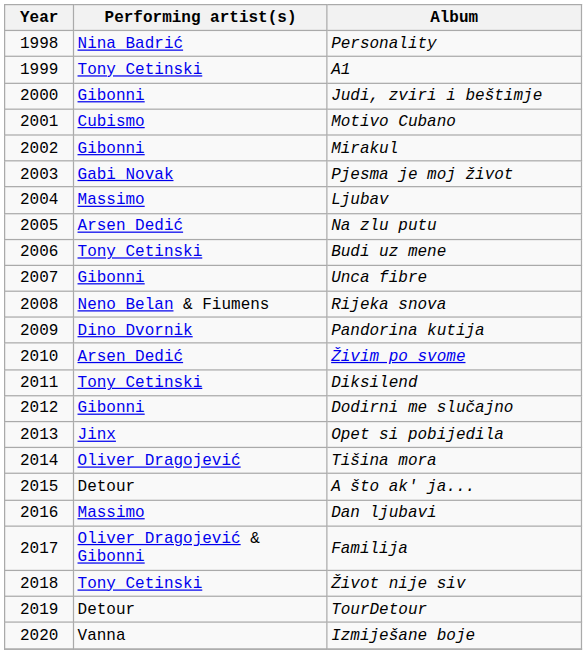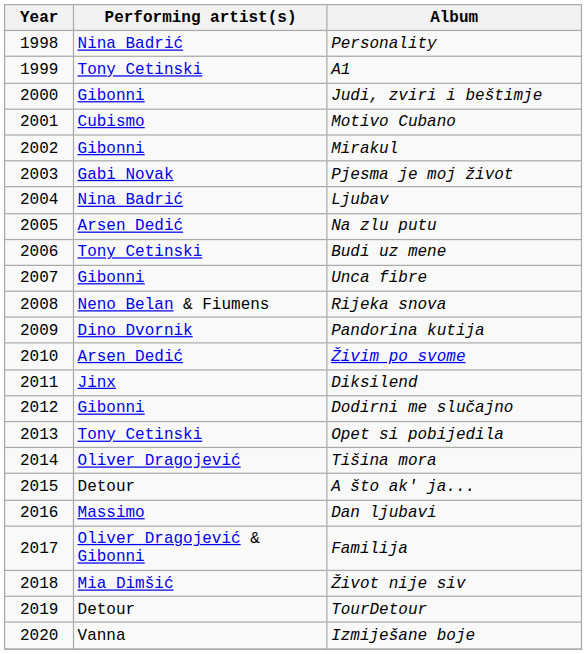(111, 200) Massimo -> (130, 200) Nina Badrić
(140, 382) Tony Cetinski -> (97, 382) Jinx
(97, 435) Jinx -> (140, 435) Tony Cetinski
(140, 583) Tony Cetinski -> (126, 583) Mia Dimšić
